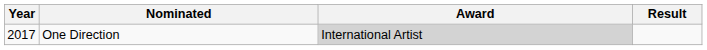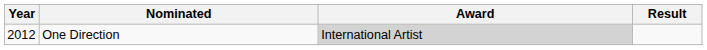(21, 34) 2017 -> (21, 34) 2012
